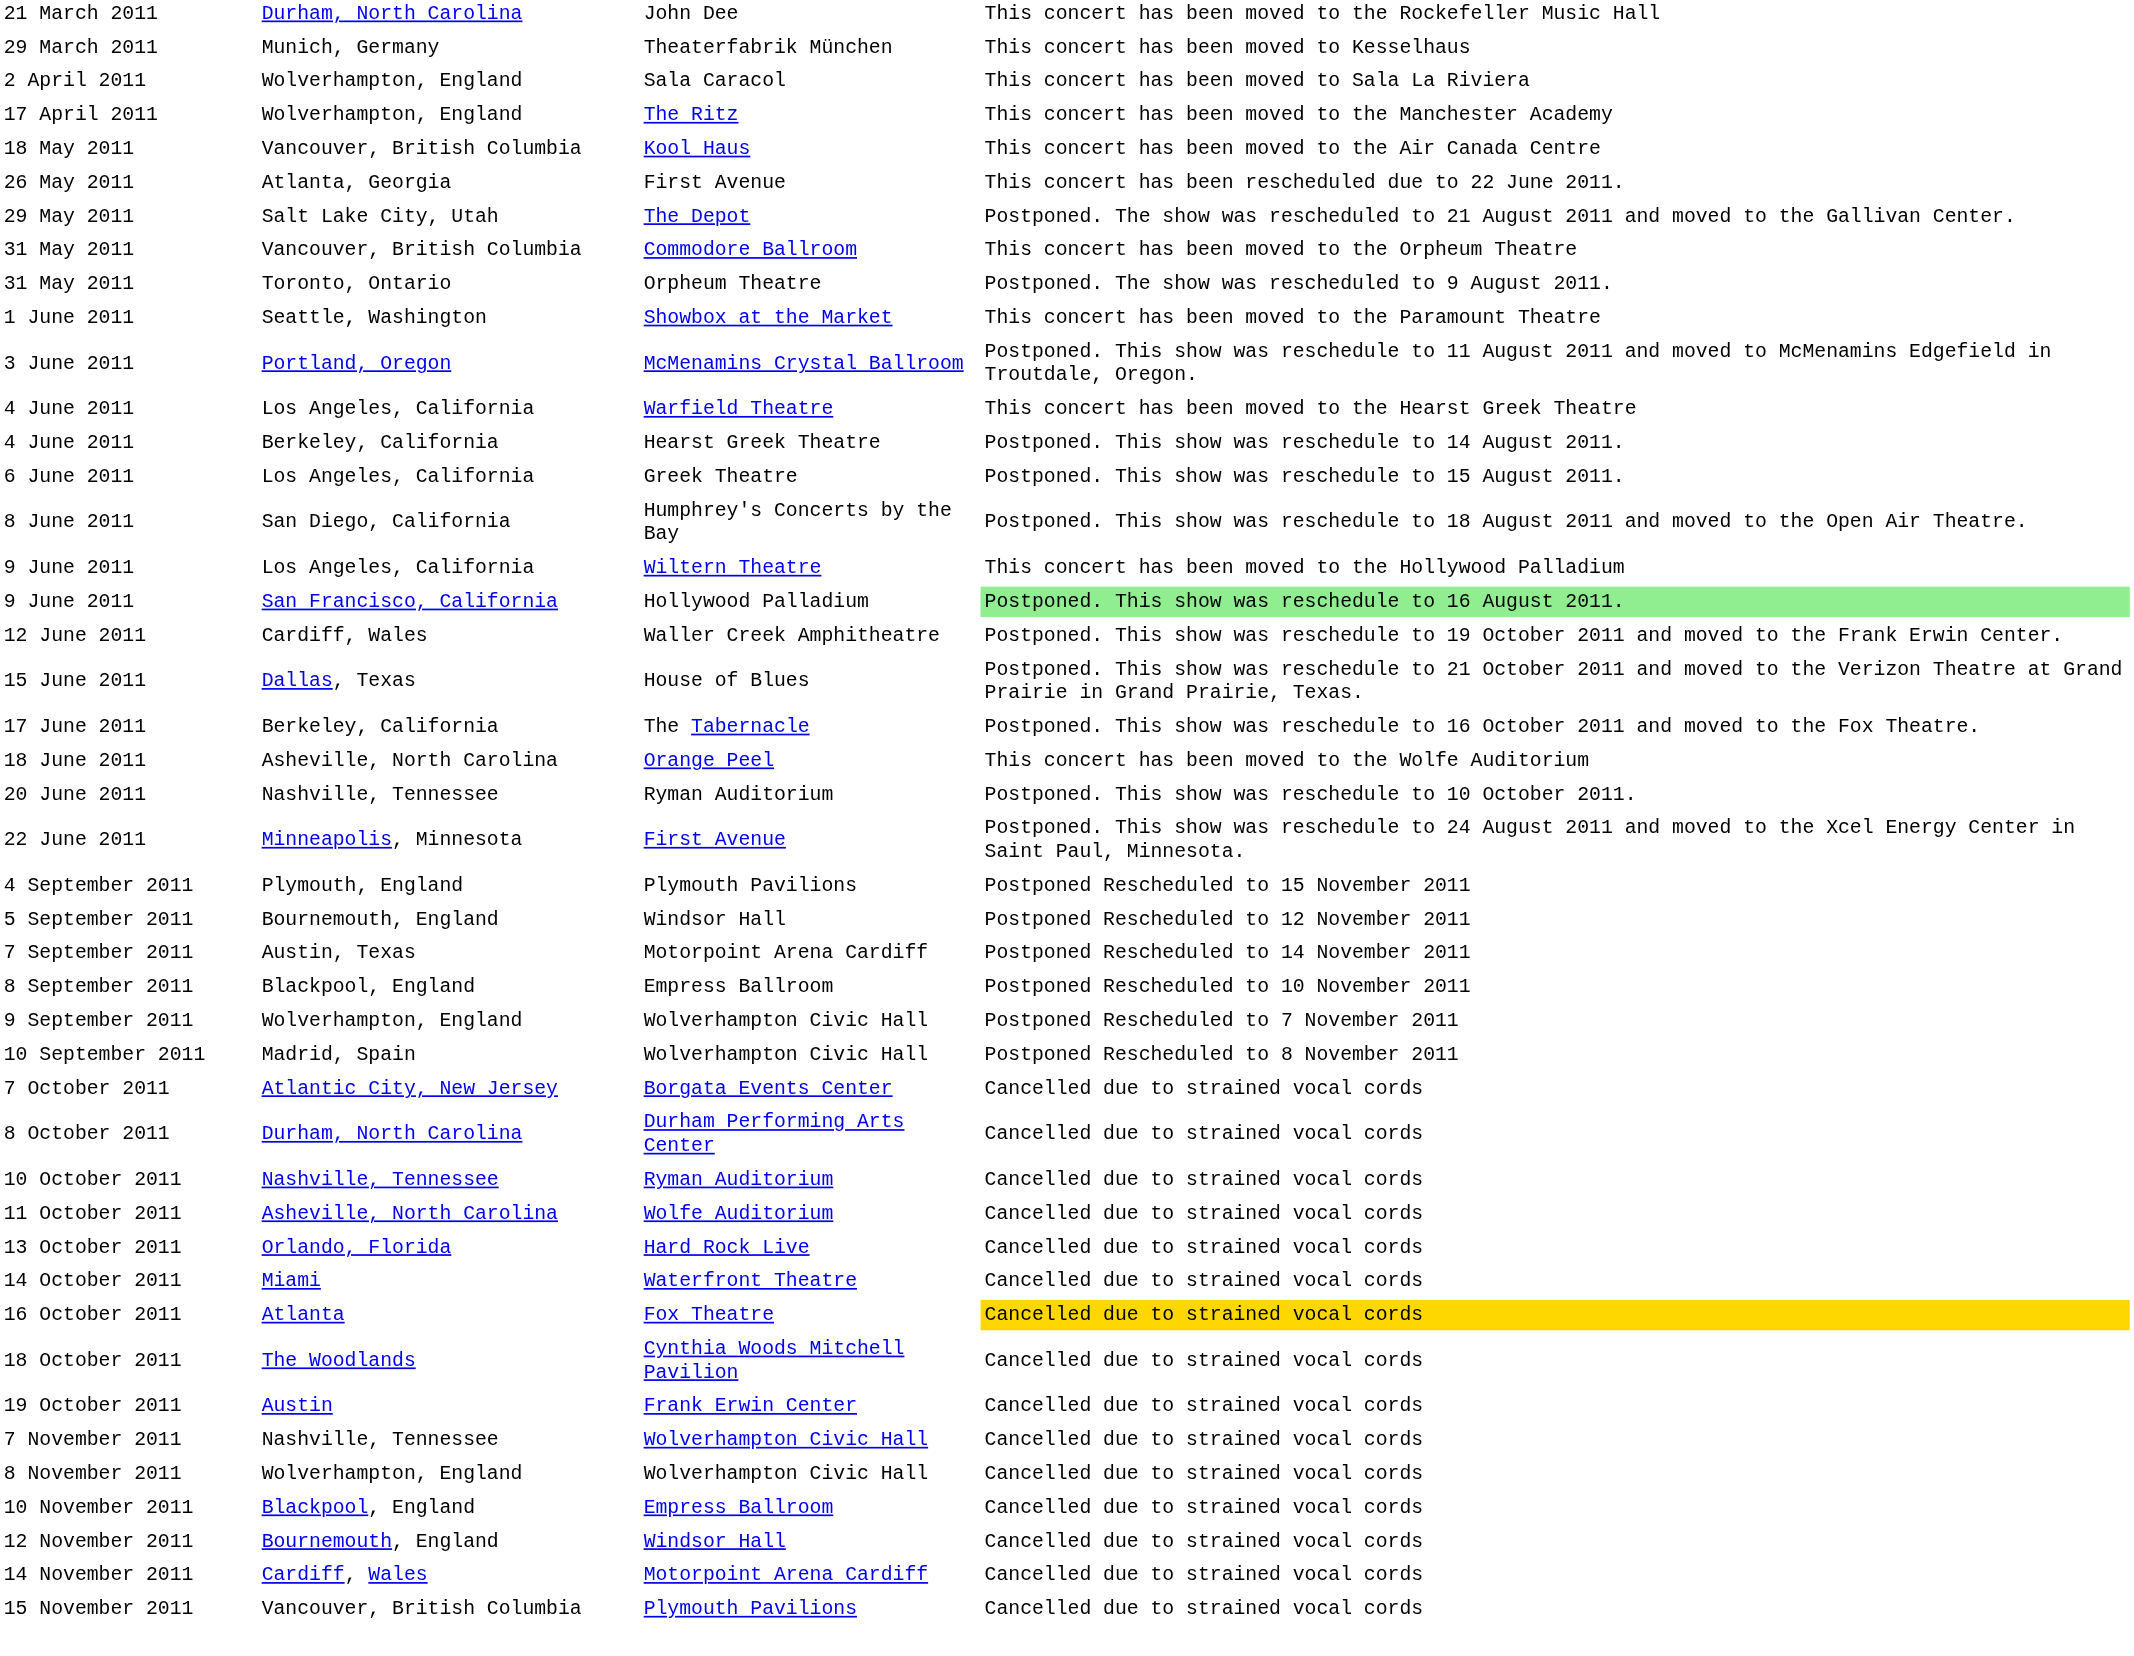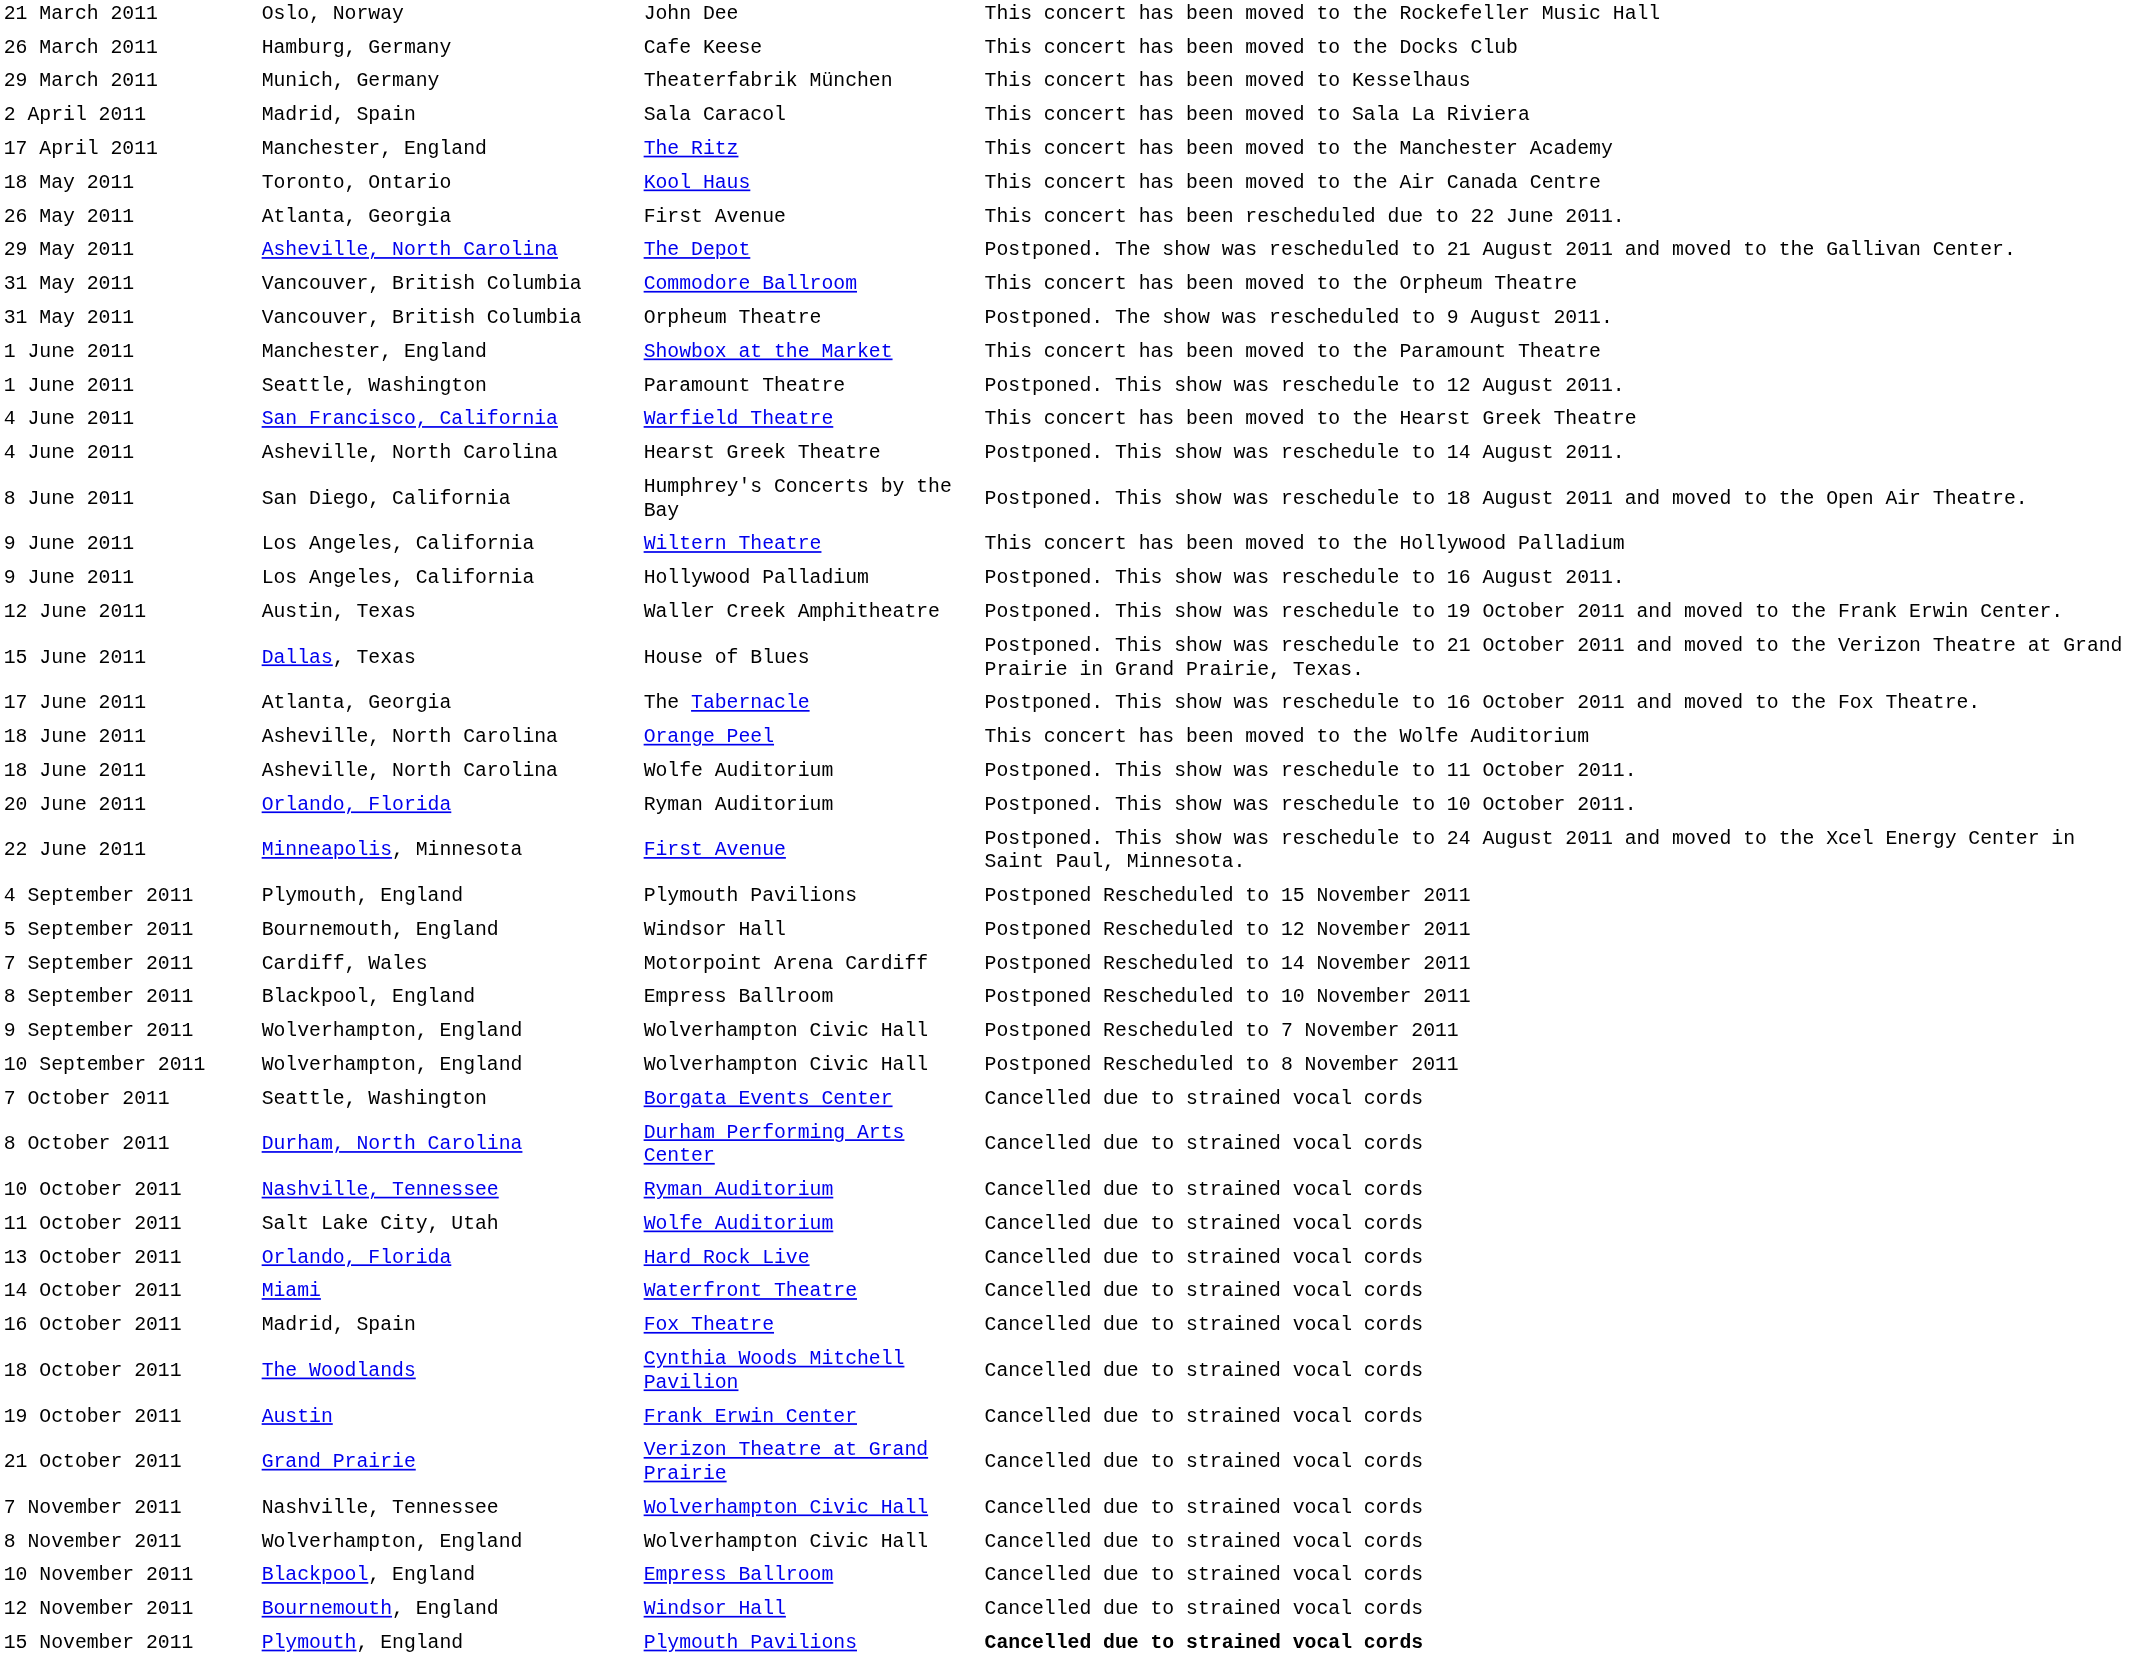(392, 14) Durham, North Carolina -> (333, 14) Oslo, Norway
+ row: (81, 48)
(392, 81) Wolverhampton, England -> (339, 115) Madrid, Spain
(392, 115) Wolverhampton, England -> (374, 149) Manchester, England
(422, 149) Vancouver, British Columbia -> (356, 183) Toronto, Ontario
(380, 217) Salt Lake City, Utah -> (410, 250) Asheville, North Carolina
(356, 284) Toronto, Ontario -> (422, 318) Vancouver, British Columbia
(374, 318) Seattle, Washington -> (374, 352) Manchester, England
+ row: (69, 386)
- row: (69, 364)
(398, 409) Los Angeles, California -> (410, 419) San Francisco, California
(380, 443) Berkeley, California -> (410, 453) Asheville, North Carolina
- row: (69, 477)
(410, 602) San Francisco, California -> (398, 578) Los Angeles, California
(1305, 602) lightgreen background -> (1305, 578) no background
(345, 636) Cardiff, Wales -> (339, 612) Austin, Texas
(380, 727) Berkeley, California -> (356, 703) Atlanta, Georgia
+ row: (75, 771)
(380, 795) Nashville, Tennessee -> (356, 805) Orlando, Florida
(339, 953) Austin, Texas -> (345, 964) Cardiff, Wales
(339, 1055) Madrid, Spain -> (392, 1065) Wolverhampton, England
(410, 1089) Atlantic City, New Jersey -> (374, 1099) Seattle, Washington
(410, 1214) Asheville, North Carolina -> (380, 1224) Salt Lake City, Utah
(303, 1315) Atlanta -> (339, 1325) Madrid, Spain
(1204, 1315) gold background -> (1204, 1325) no background
+ row: (93, 1462)
- row: (99, 1575)
(422, 1609) Vancouver, British Columbia -> (362, 1643) Plymouth, England
(1204, 1609) normal -> (1204, 1643) bold
